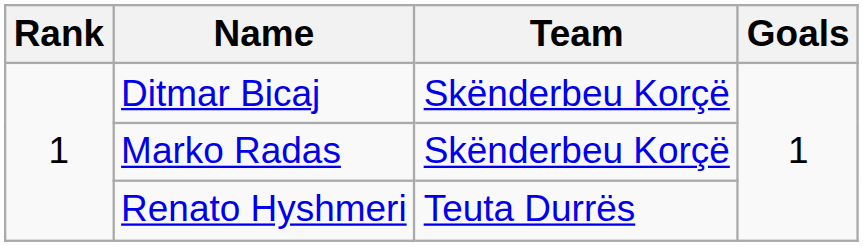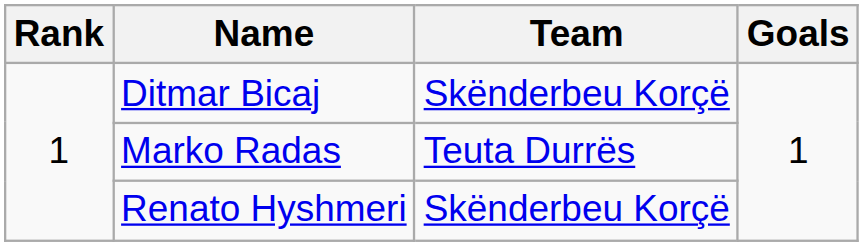(577, 151) Skënderbeu Korçë -> (529, 151) Teuta Durrës
(529, 209) Teuta Durrës -> (577, 209) Skënderbeu Korçë
